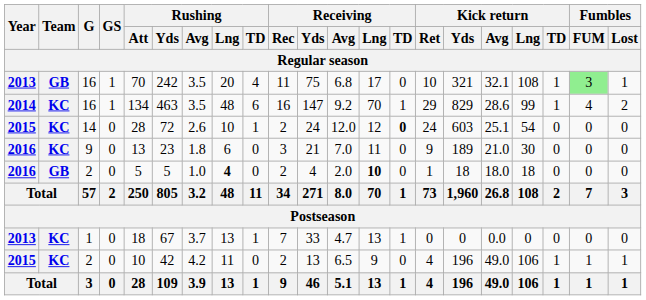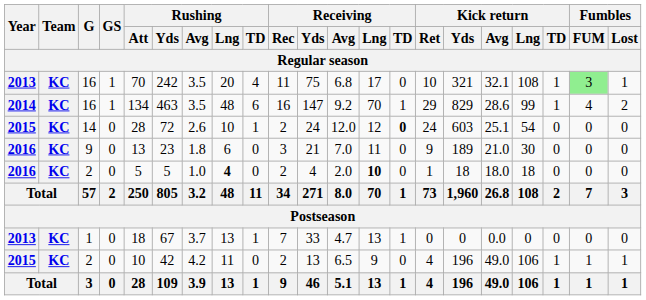(59, 82) GB -> (59, 82) KC
(59, 171) GB -> (59, 171) KC
